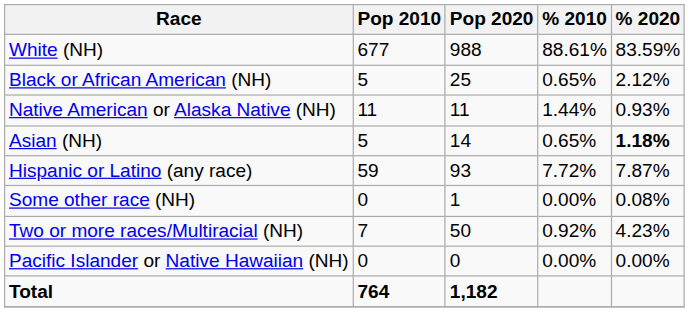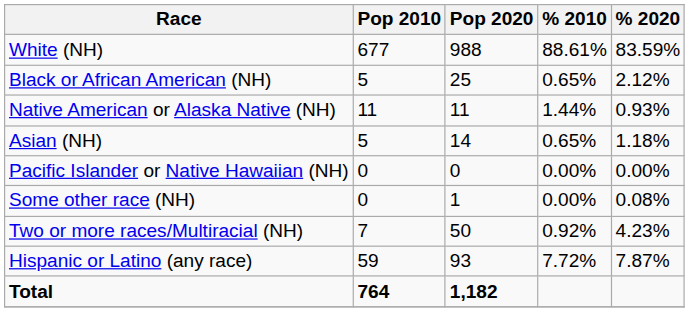(643, 140) bold -> (643, 140) normal
rows swapped: (179, 261) <-> (131, 170)
